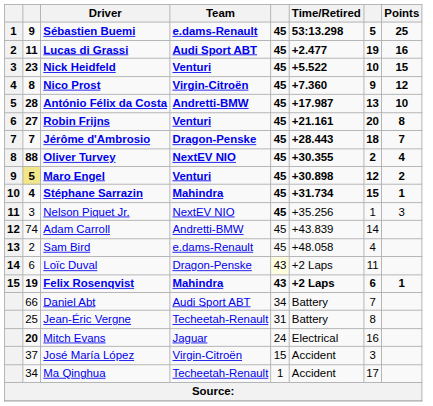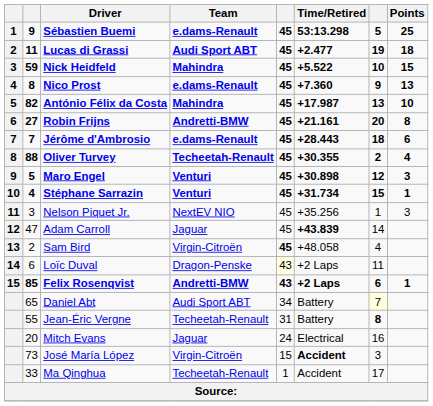(402, 49) 16 -> (407, 49) 18
(32, 67) 23 -> (32, 67) 59
(192, 67) Venturi -> (198, 67) Mahindra
(210, 85) Virgin-Citroën -> (215, 85) e.dams-Renault
(402, 85) 12 -> (407, 85) 13
(32, 103) 28 -> (32, 103) 82
(211, 103) Andretti-BMW -> (198, 103) Mahindra
(192, 121) Venturi -> (211, 121) Andretti-BMW
(214, 139) Dragon-Penske -> (215, 139) e.dams-Renault
(402, 139) 7 -> (407, 139) 6
(204, 157) NextEV NIO -> (223, 157) Techeetah-Renault
(32, 175) khaki background -> (32, 175) no background
(402, 175) 2 -> (407, 175) 3
(198, 193) Mahindra -> (192, 193) Venturi
(280, 211) bold -> (286, 211) normal
(32, 229) 74 -> (32, 229) 47
(208, 229) Andretti-BMW -> (190, 229) Jaguar
(313, 229) normal -> (318, 229) bold
(213, 247) e.dams-Renault -> (207, 247) Virgin-Citroën
(280, 247) normal -> (286, 247) bold
(32, 283) 19 -> (32, 283) 85
(198, 283) Mahindra -> (211, 283) Andretti-BMW
(32, 301) 66 -> (32, 301) 65
(373, 301) no background -> (378, 301) lightyellow background
(32, 319) 25 -> (32, 319) 55
(373, 319) normal -> (378, 319) bold
(32, 337) bold -> (32, 337) normal
(32, 355) 37 -> (32, 355) 73
(314, 355) normal -> (321, 355) bold
(32, 373) 34 -> (32, 373) 33
